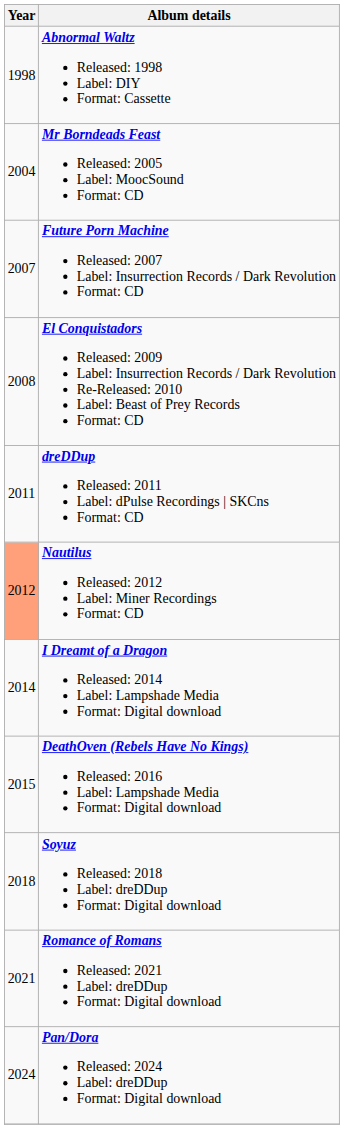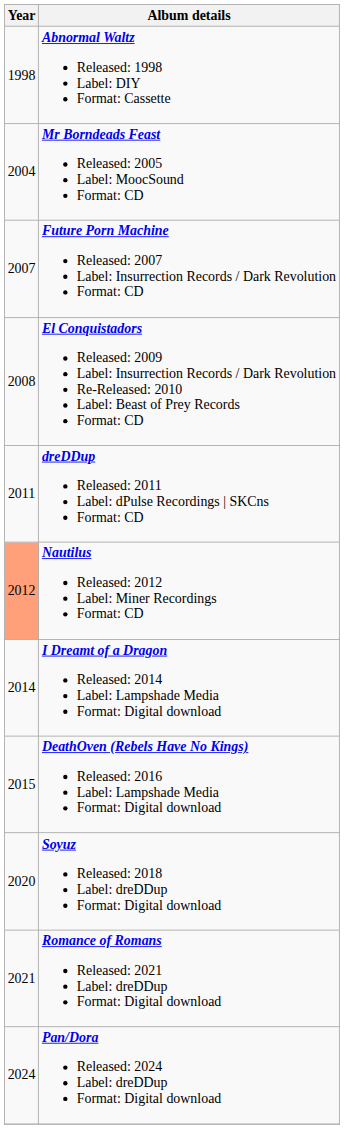(22, 881) 2018 -> (22, 881) 2020
